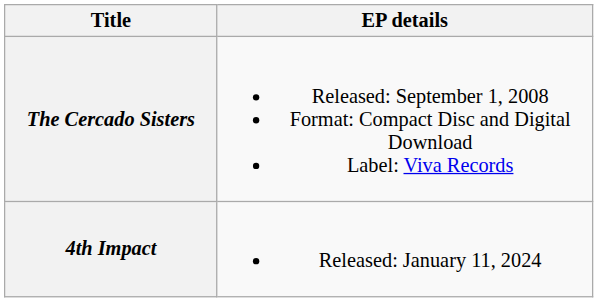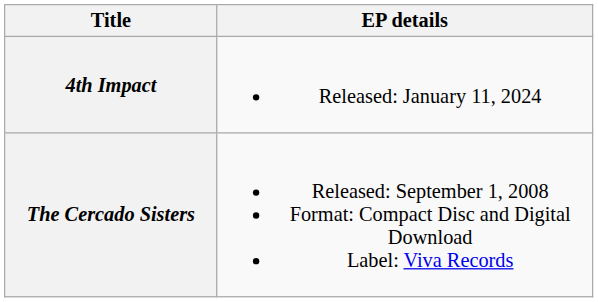rows swapped: (111, 118) <-> (111, 248)
